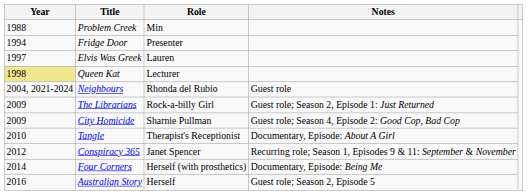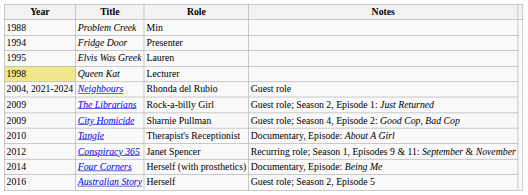(16, 58) 1997 -> (16, 58) 1995
